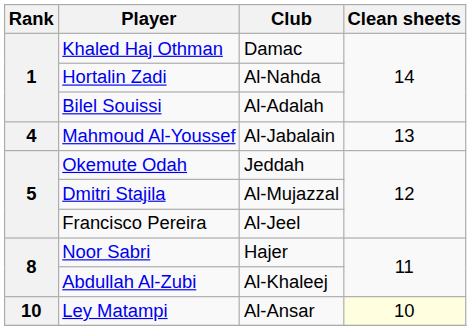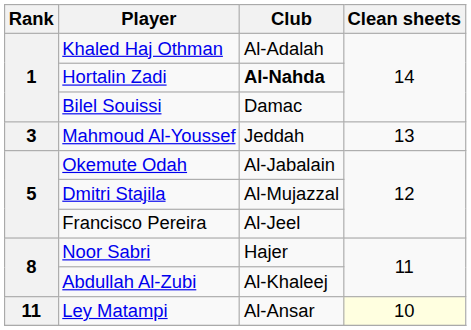(273, 48) Damac -> (284, 48) Al-Adalah
(282, 77) normal -> (284, 77) bold
(284, 106) Al-Adalah -> (273, 106) Damac
(31, 135) 4 -> (31, 135) 3
(289, 135) Al-Jabalain -> (274, 135) Jeddah
(274, 164) Jeddah -> (289, 164) Al-Jabalain
(31, 310) 10 -> (31, 310) 11
